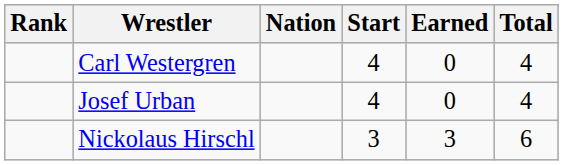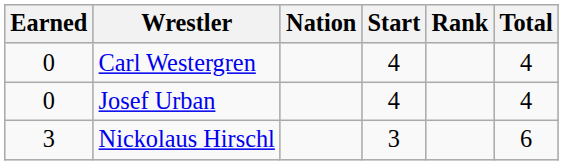columns swapped: (39, 23) <-> (450, 23)
